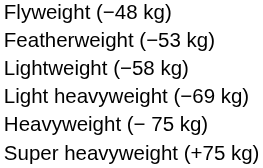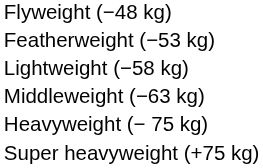+ row: (104, 96)
- row: (127, 96)
